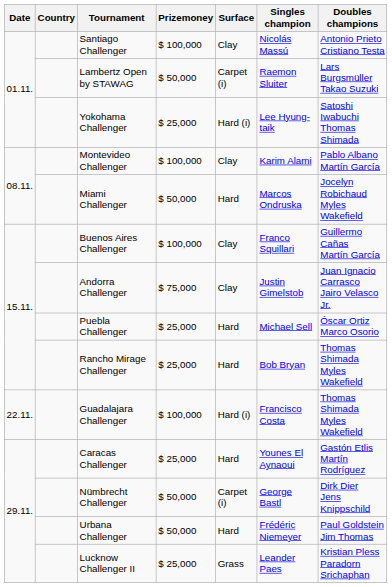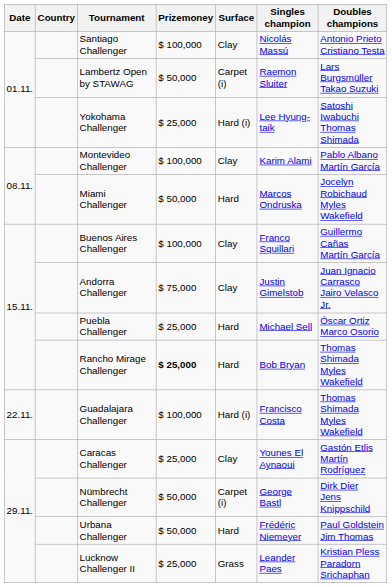(177, 364) normal -> (177, 364) bold
(228, 458) Hard -> (227, 458) Clay
